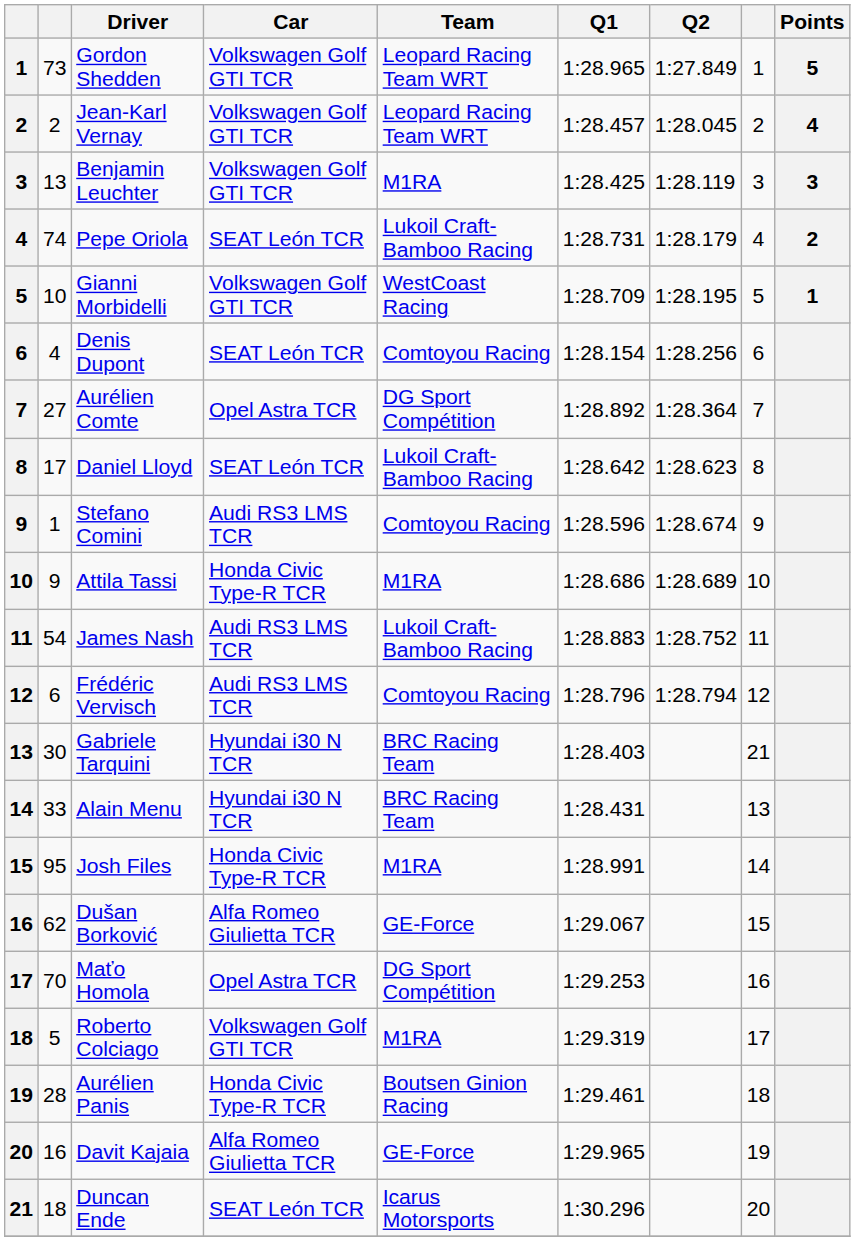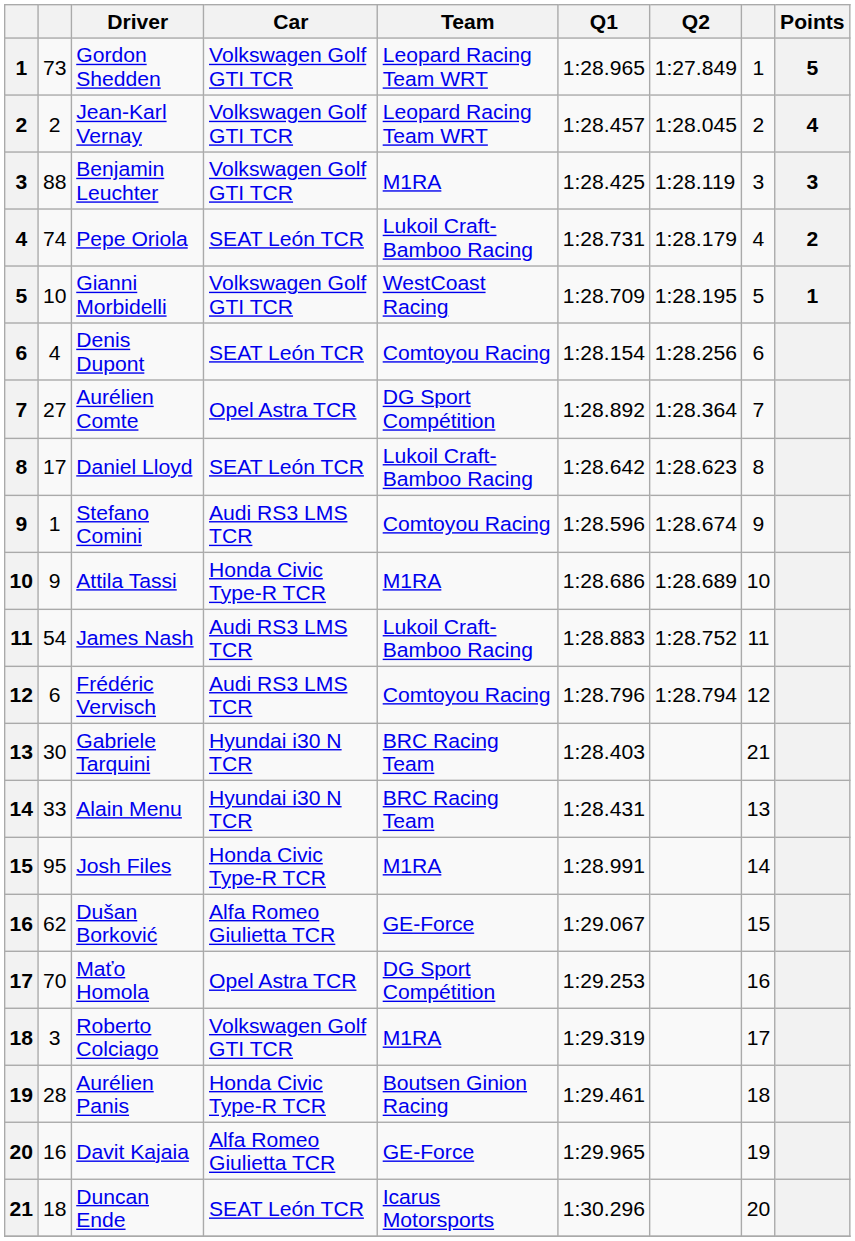(55, 181) 13 -> (55, 181) 88
(55, 1037) 5 -> (55, 1037) 3
